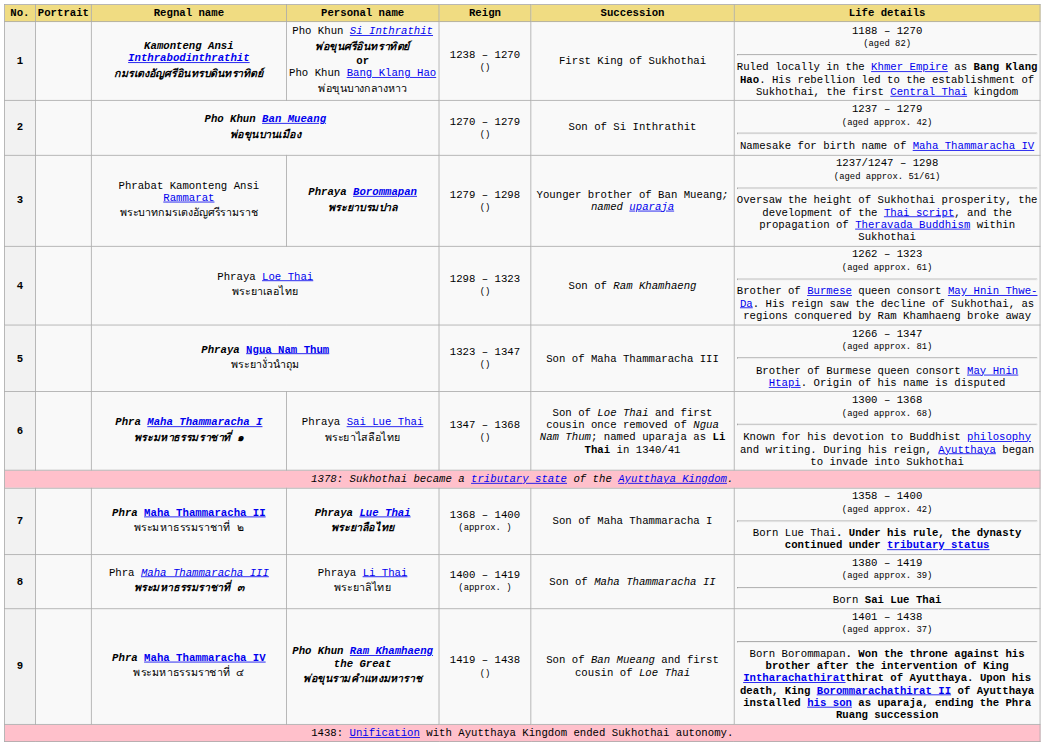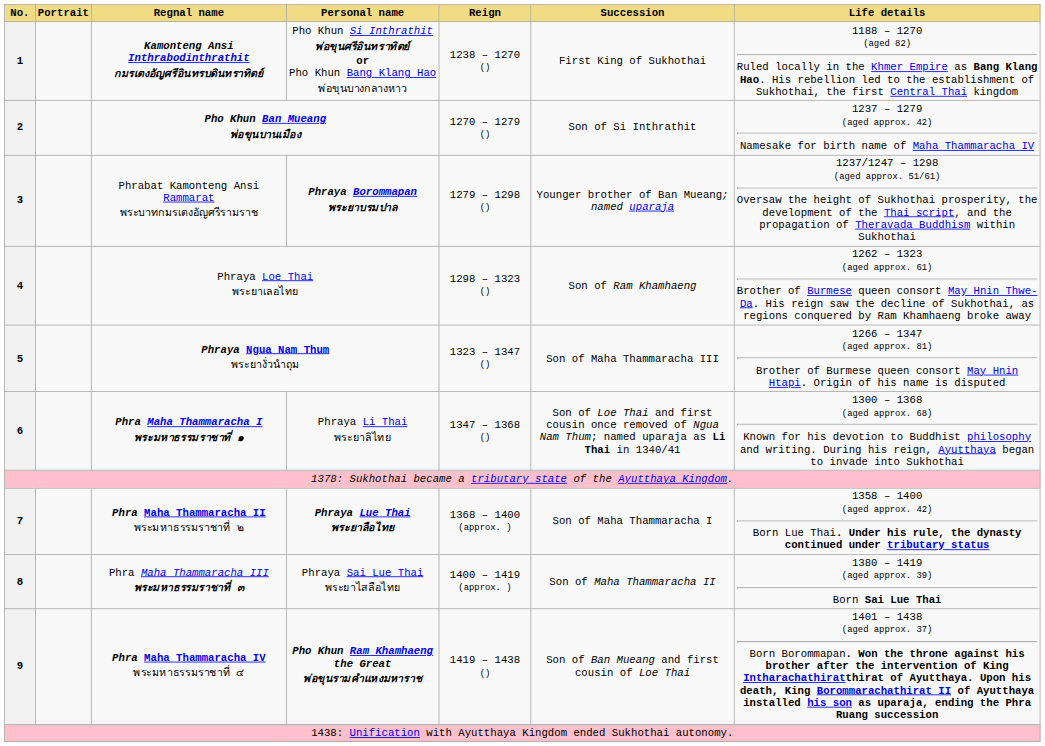(363, 430) Phraya Sai Lue Thai พระยาไสลือไทย -> (363, 430) Phraya Li Thai พระยาลิไทย
(363, 581) Phraya Li Thai พระยาลิไทย -> (363, 581) Phraya Sai Lue Thai พระยาไสลือไทย
